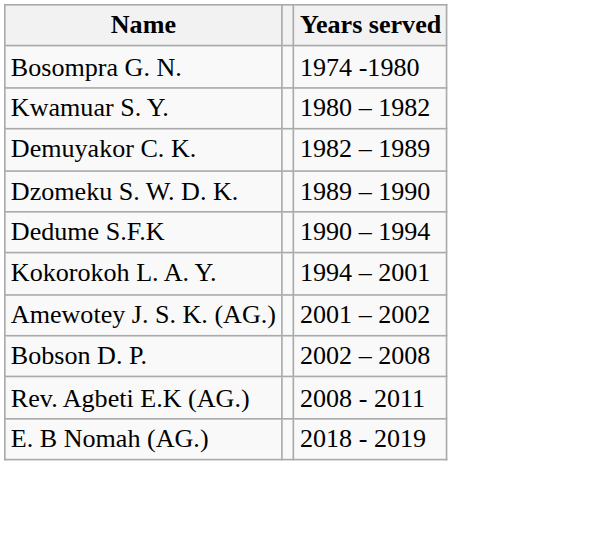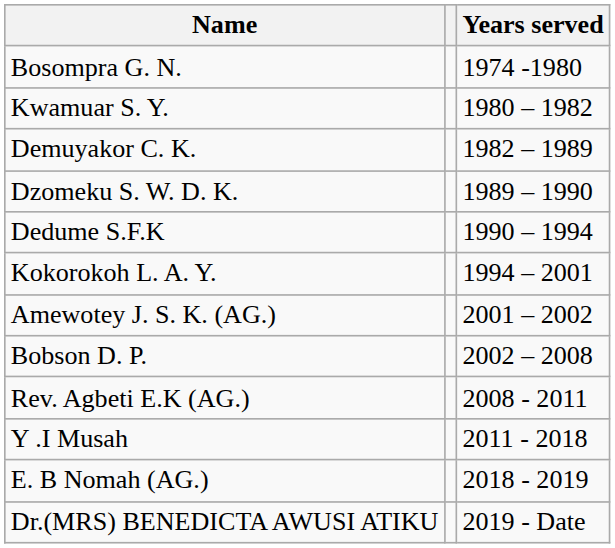+ row: (69, 438)
+ row: (225, 521)
